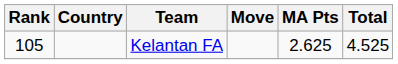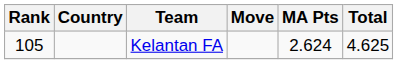(310, 44) 2.625 -> (310, 44) 2.624
(368, 44) 4.525 -> (368, 44) 4.625
